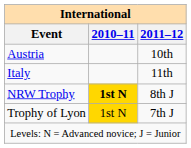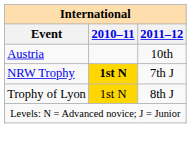- row: (19, 73)
(162, 93) 8th J -> (162, 73) 7th J
(162, 113) 7th J -> (162, 93) 8th J
